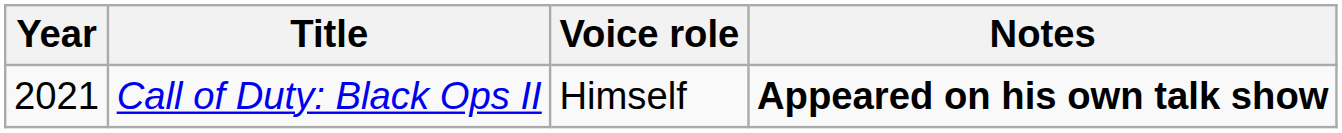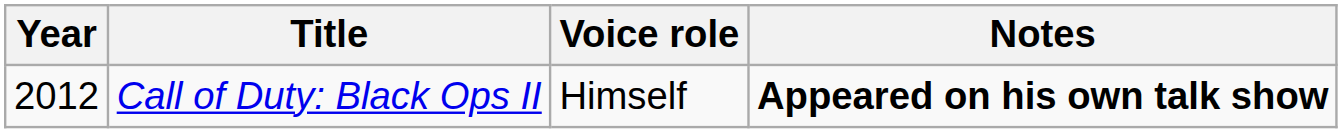(57, 95) 2021 -> (57, 95) 2012
